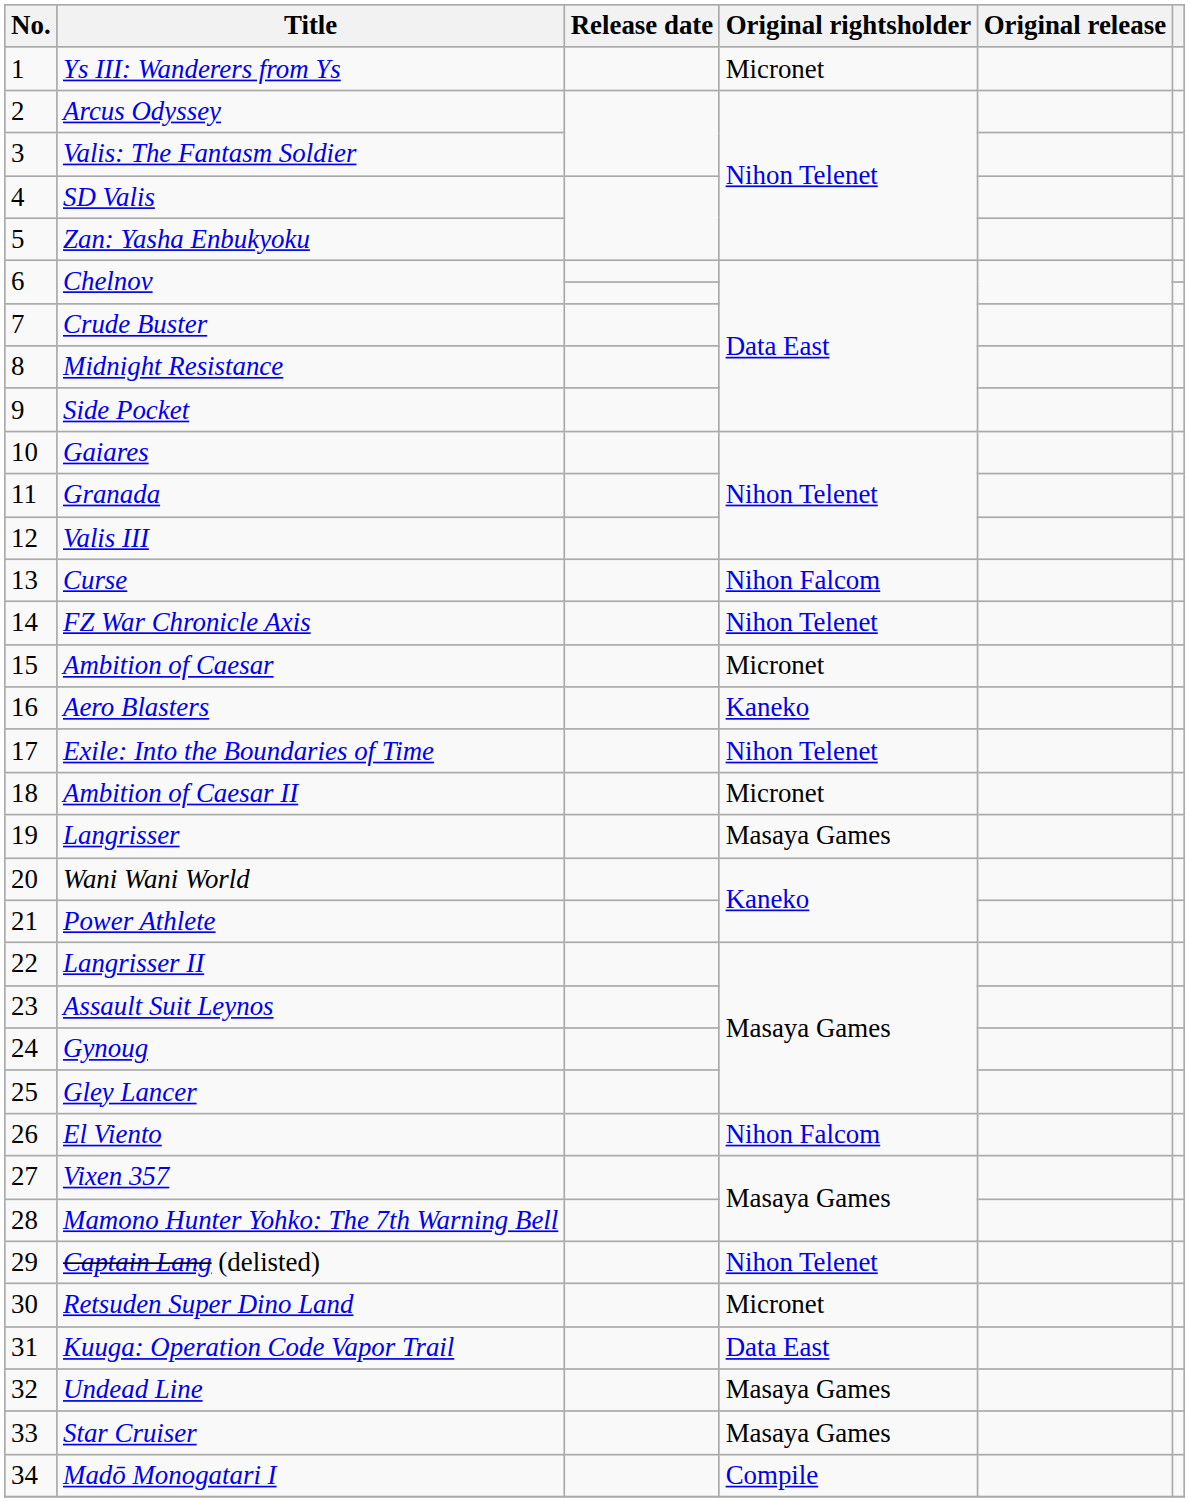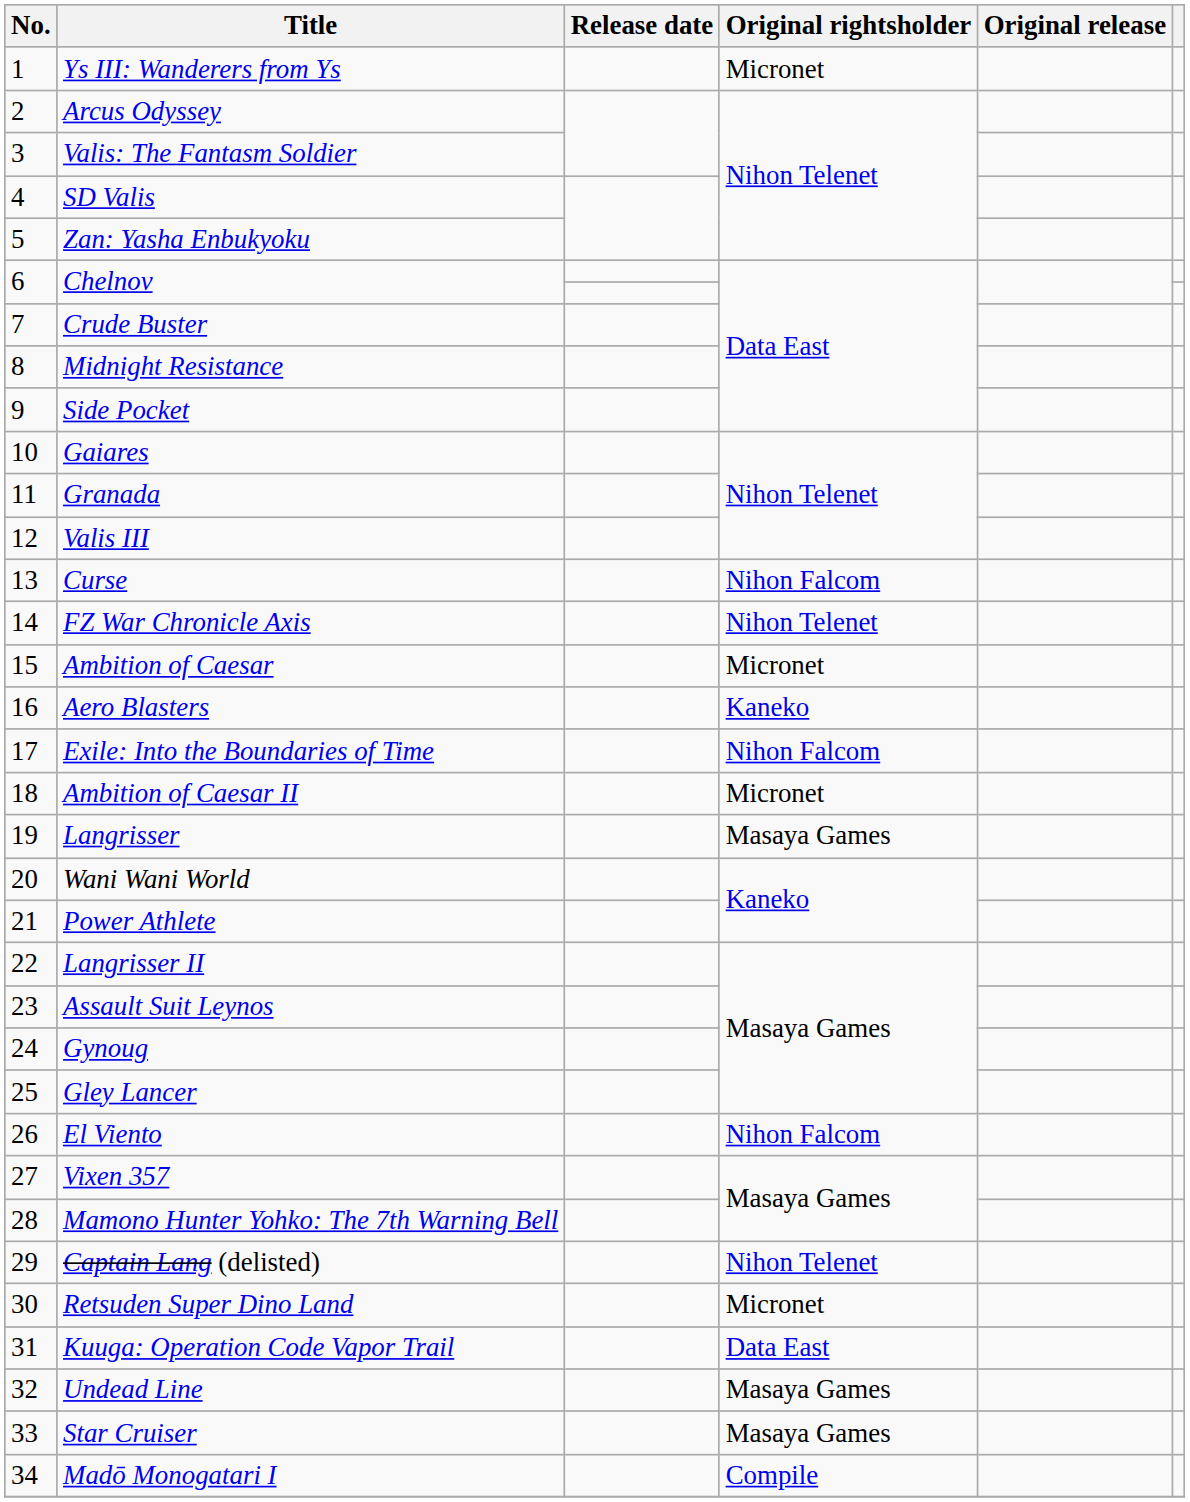(802, 750) Nihon Telenet -> (803, 750) Nihon Falcom
